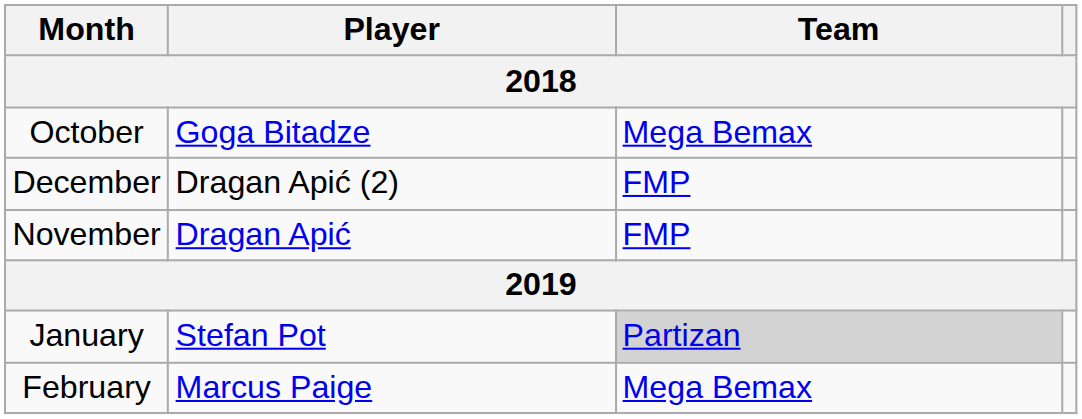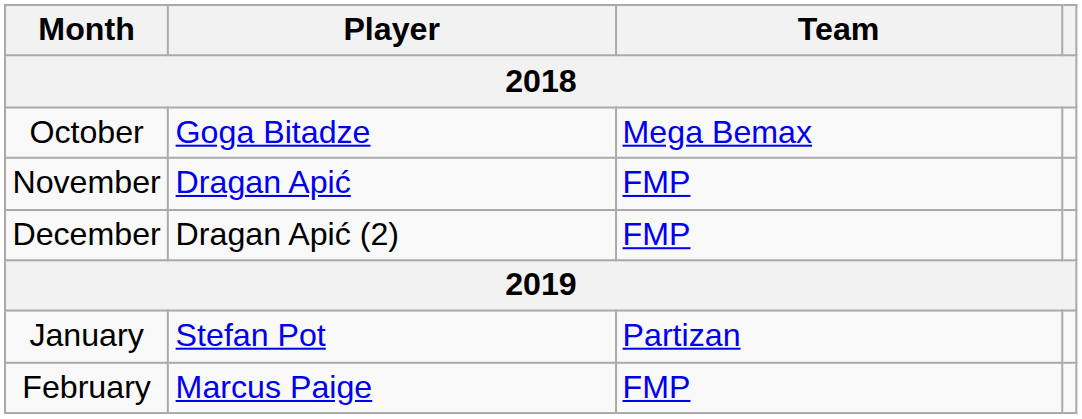rows swapped: (87, 234) <-> (87, 183)
(682, 336) lightgrey background -> (682, 336) no background
(717, 387) Mega Bemax -> (657, 387) FMP
